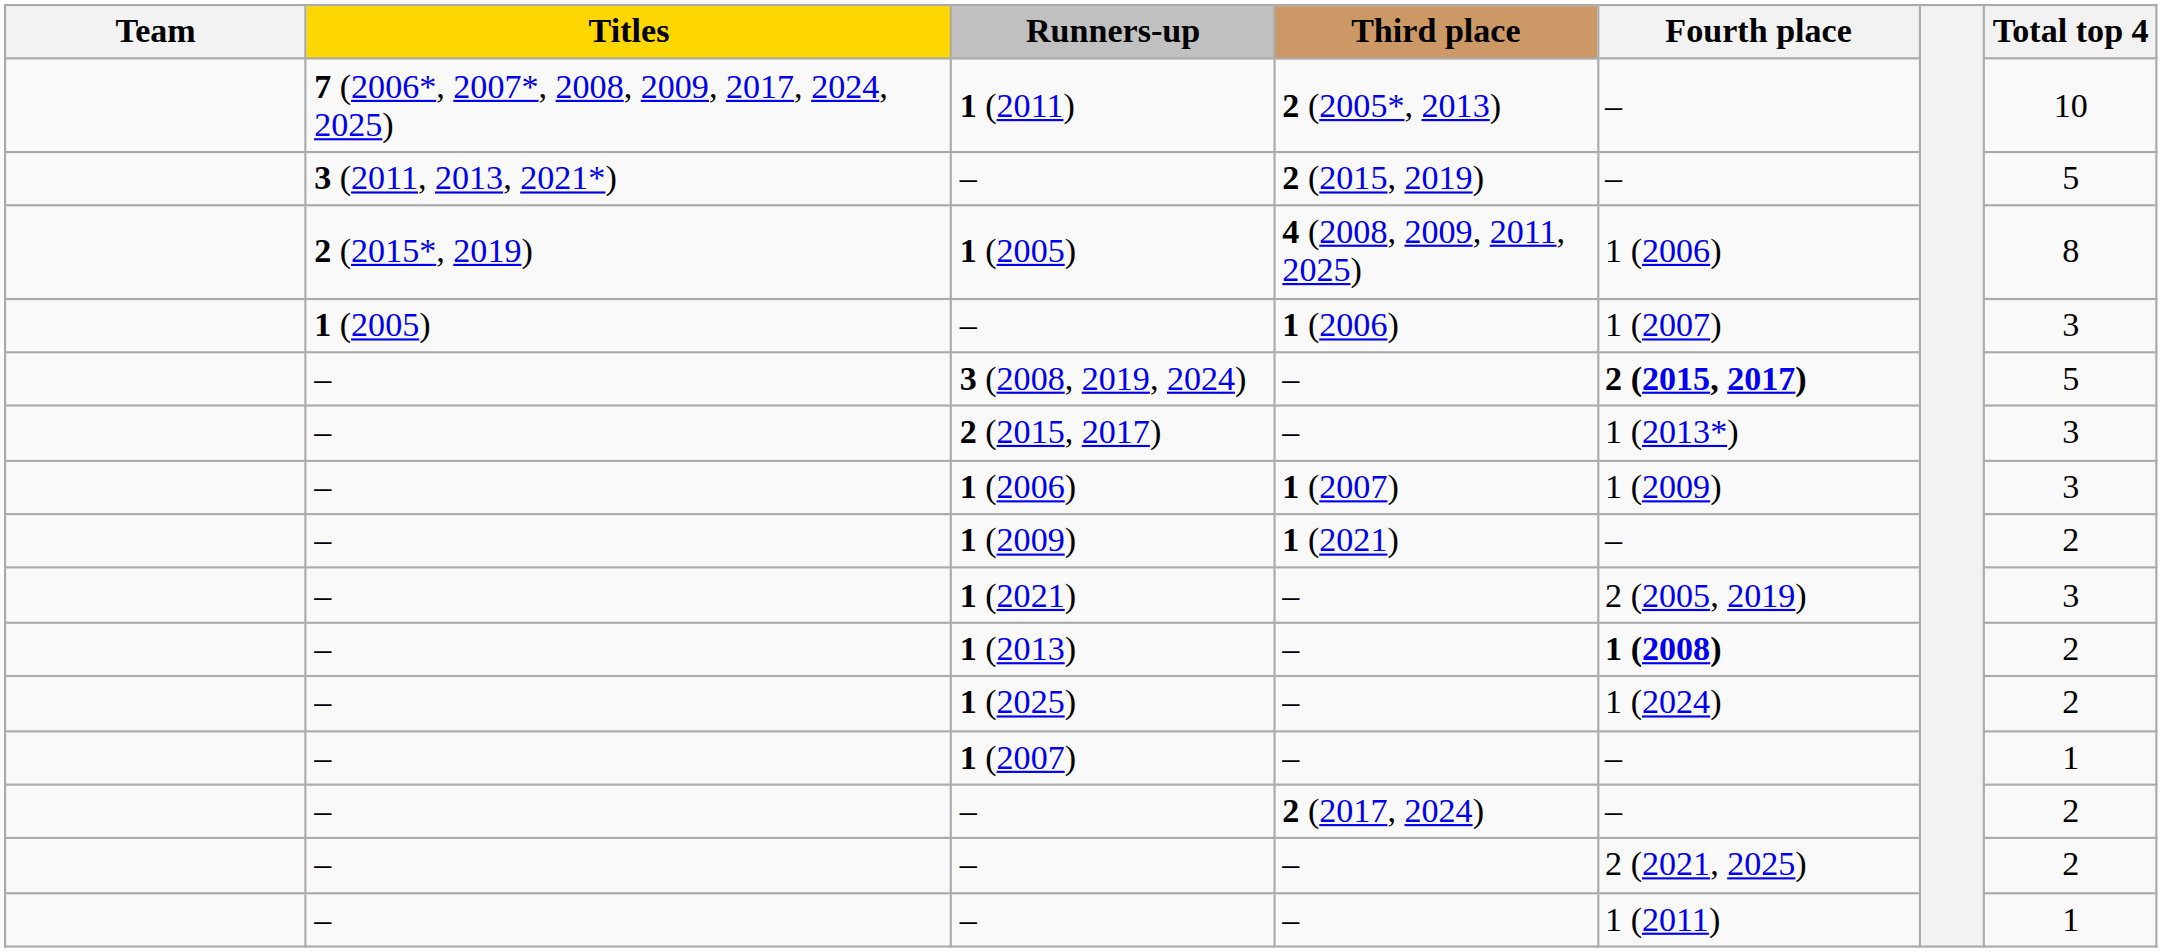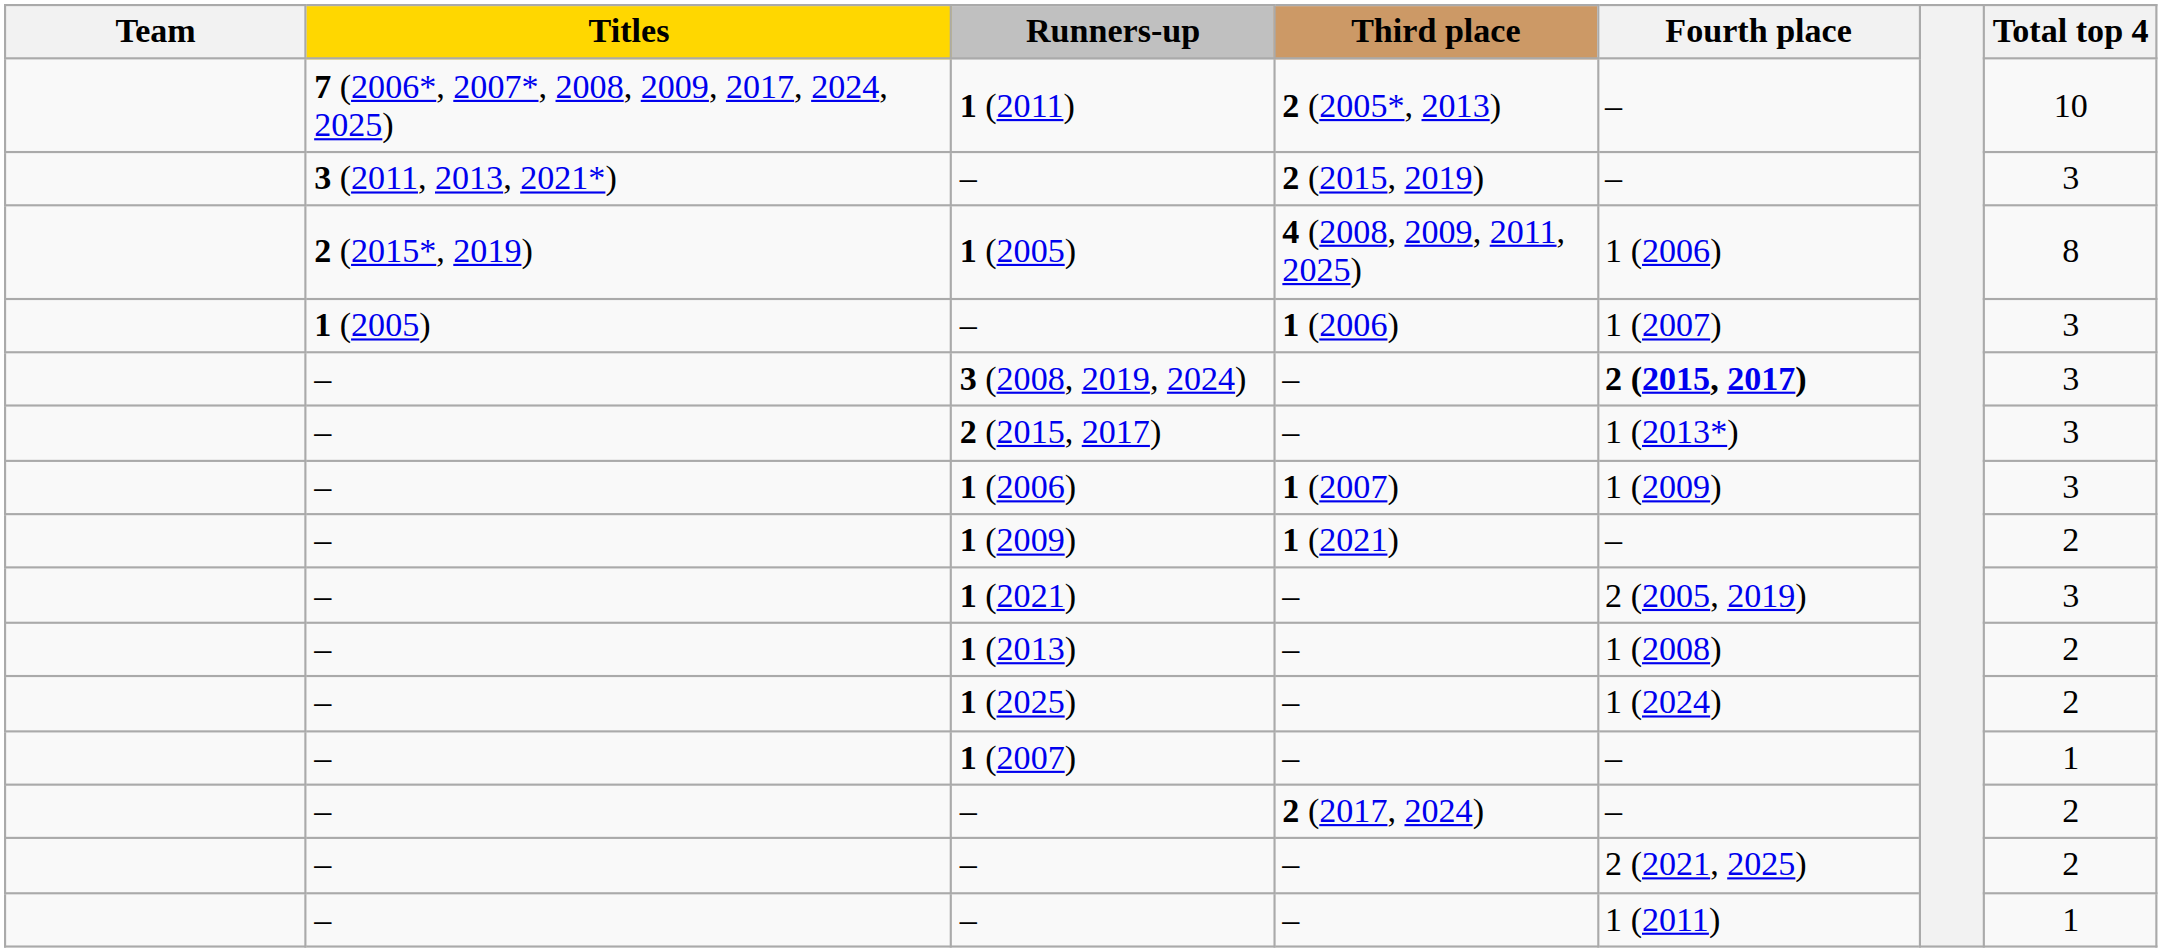(2071, 177) 5 -> (2071, 177) 3
(2071, 378) 5 -> (2071, 378) 3
(1663, 648) bold -> (1663, 648) normal
